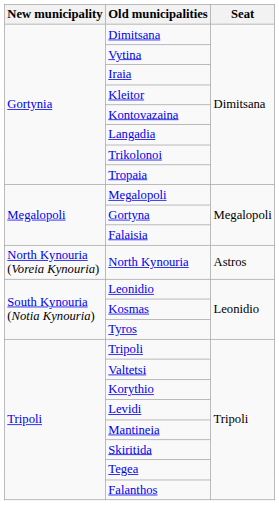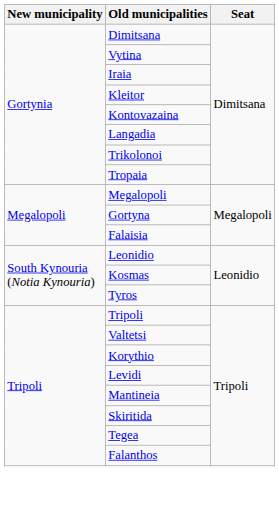- row: (148, 262)
